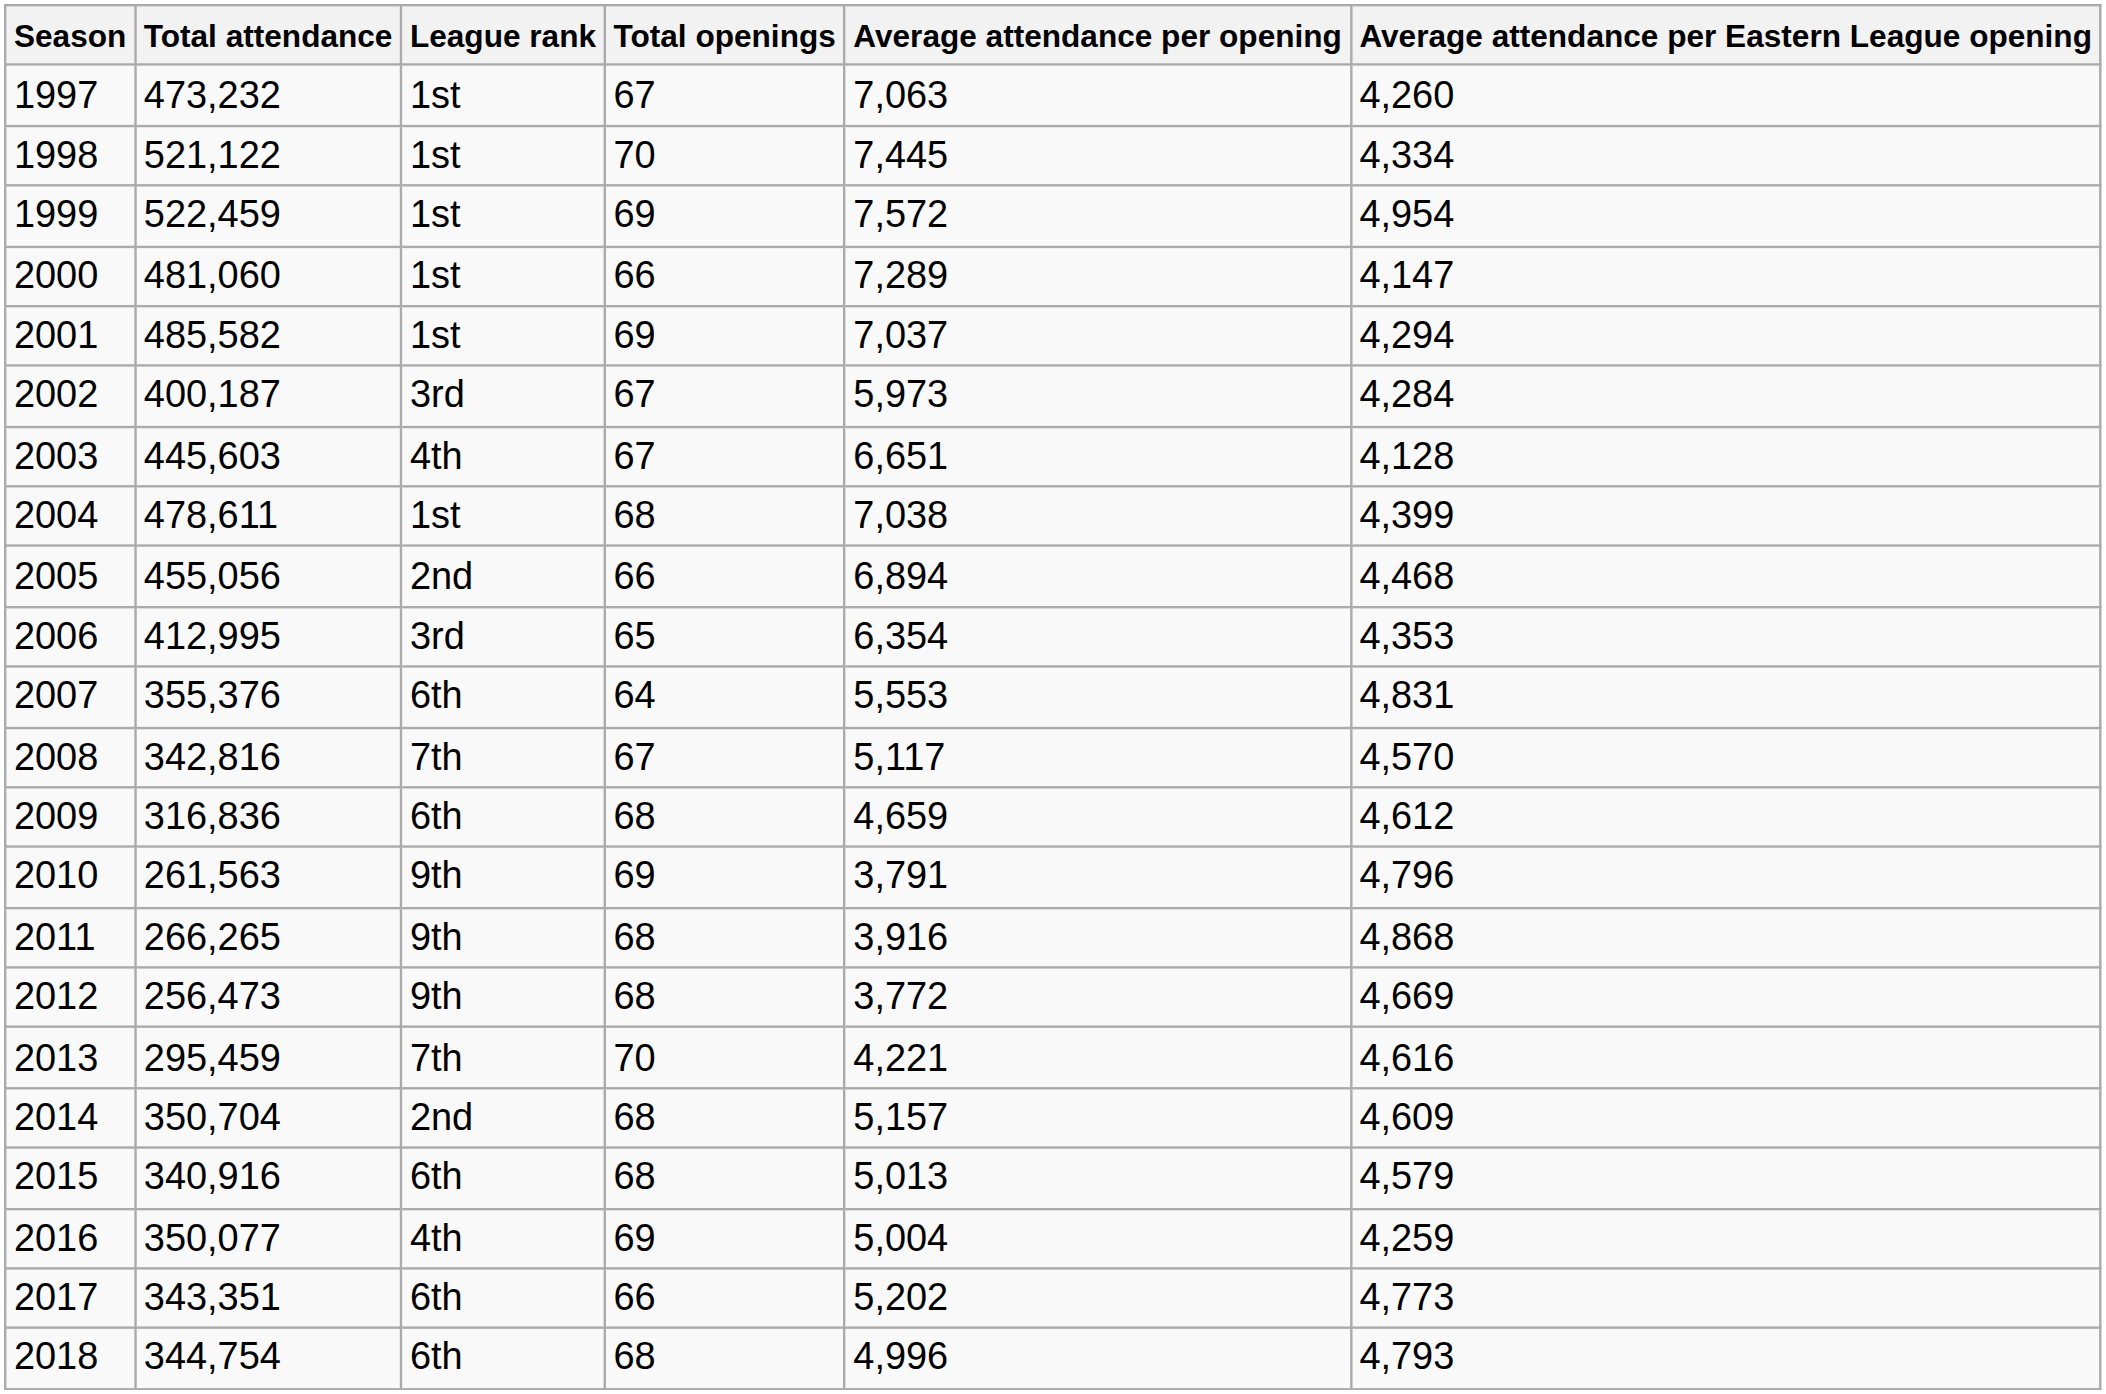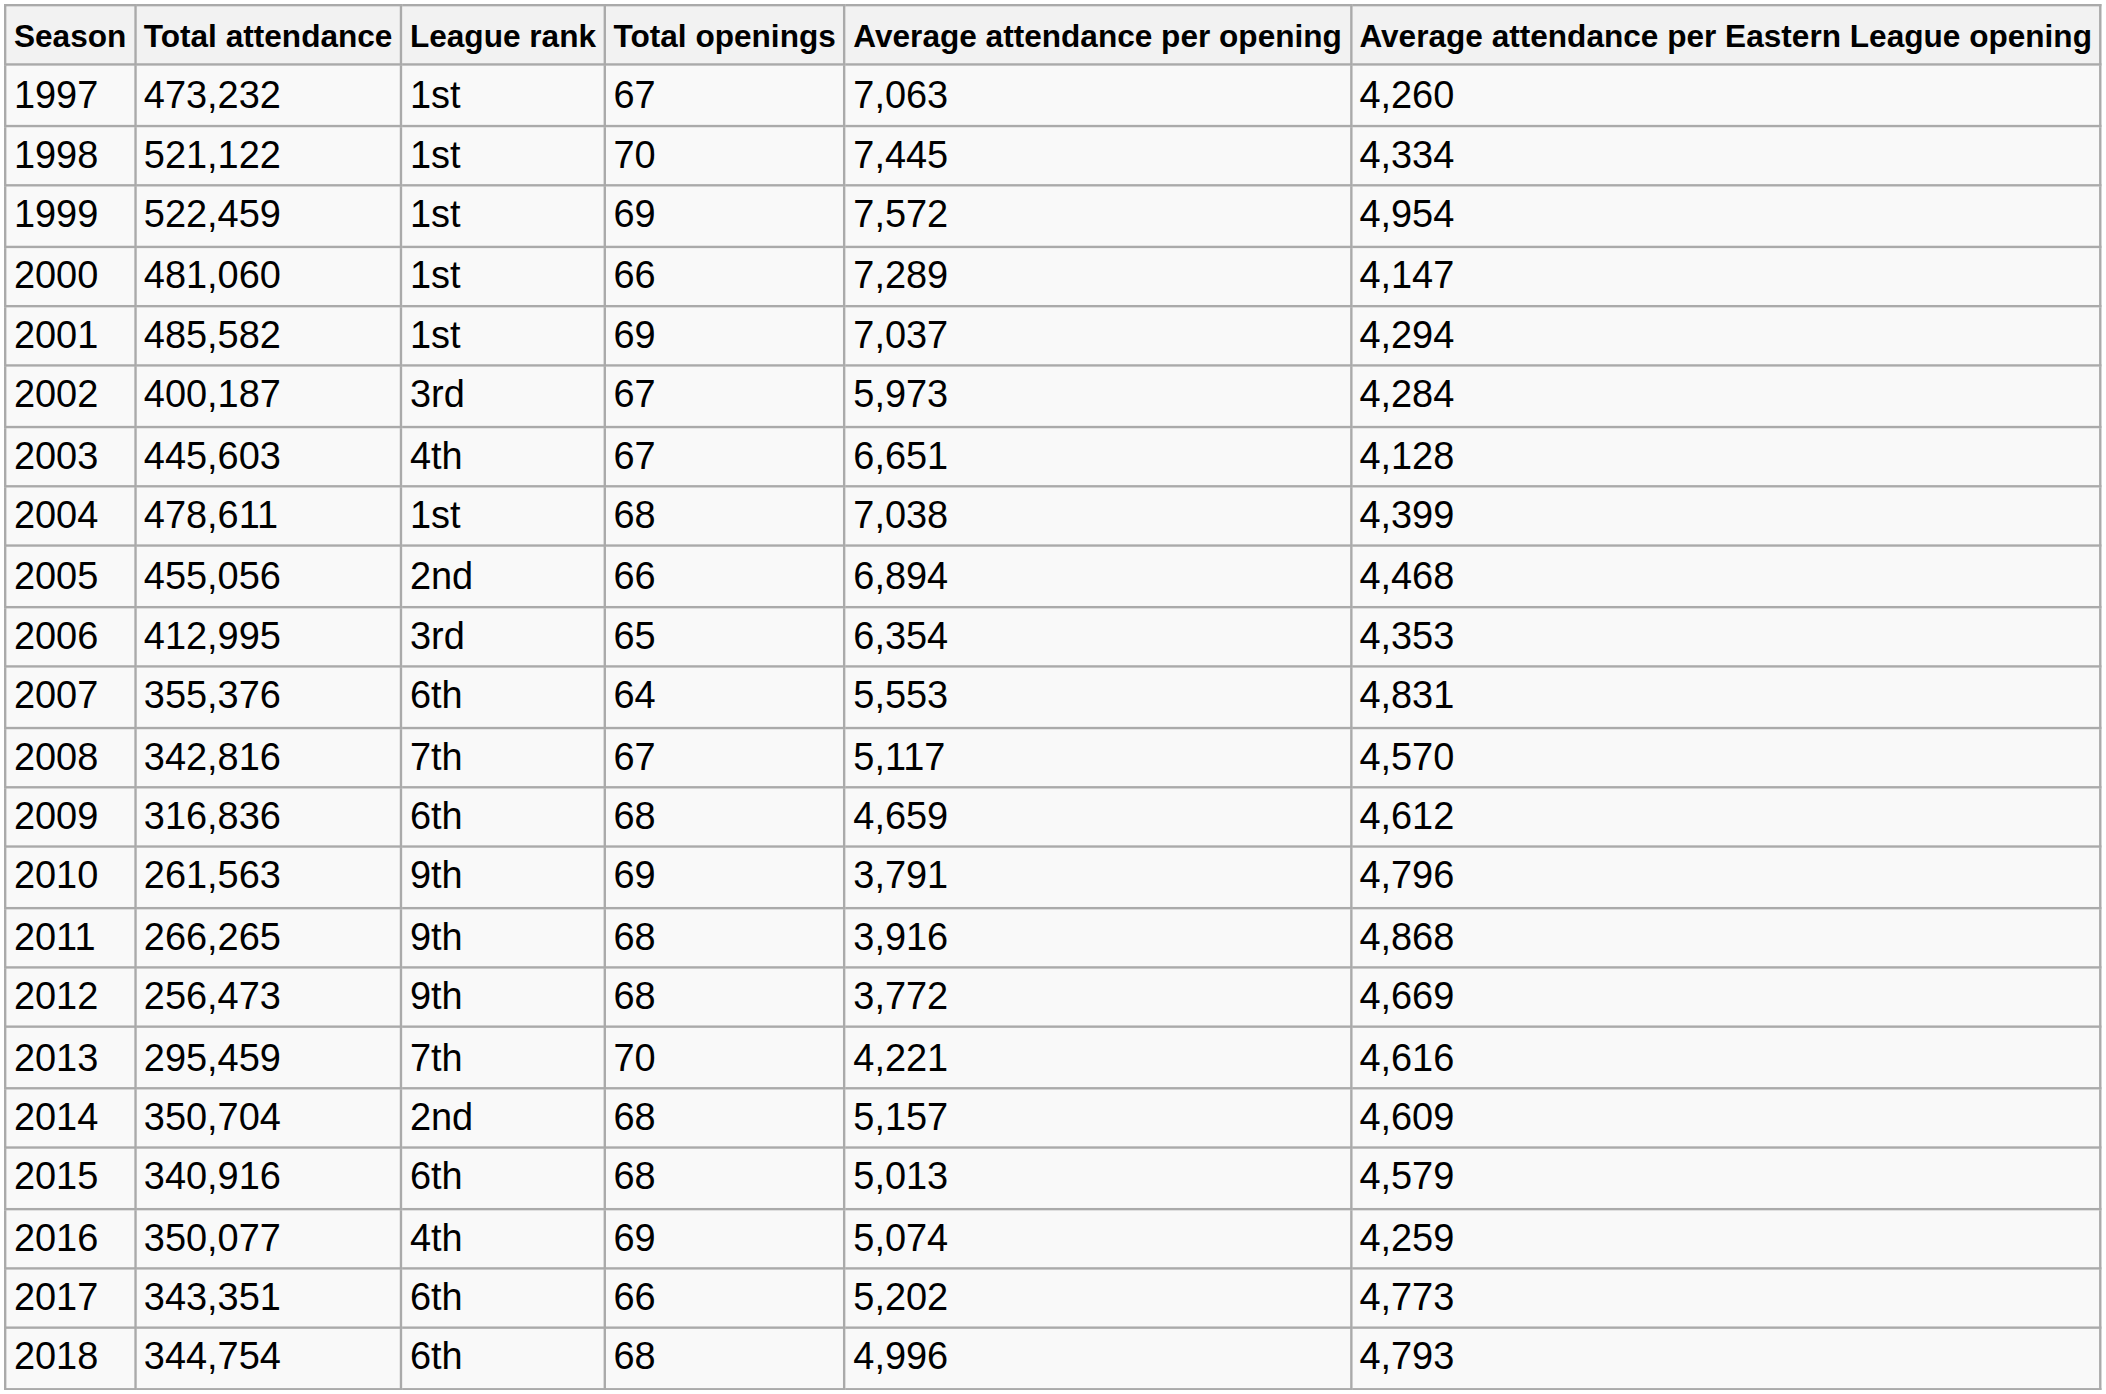(901, 1237) 5,004 -> (901, 1237) 5,074
